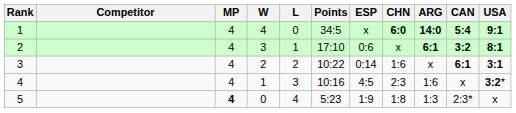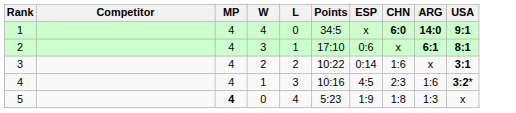- column: (463, 13)
